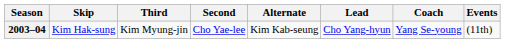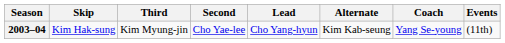columns swapped: (357, 13) <-> (284, 13)
